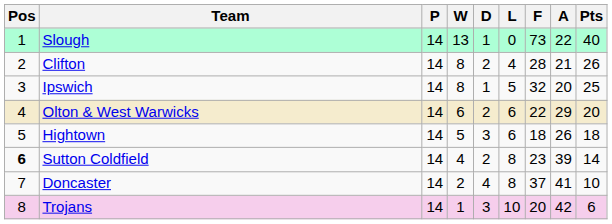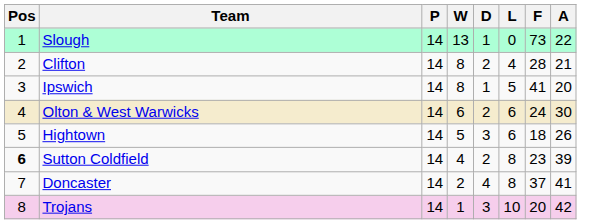- column: (591, 16)
(538, 87) 32 -> (538, 87) 41
(538, 111) 22 -> (538, 111) 24
(563, 111) 29 -> (563, 111) 30
